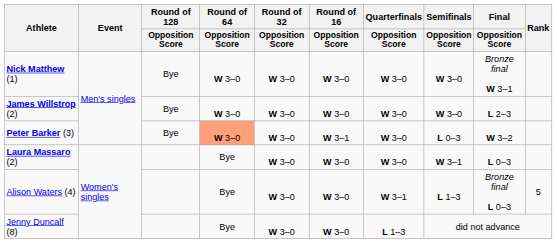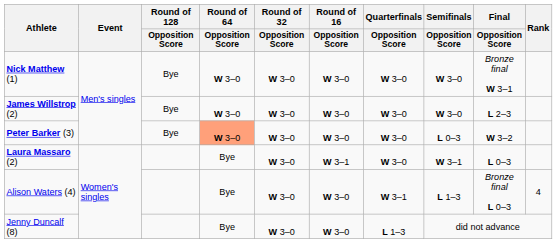(336, 138) W 3–1 -> (336, 138) W 3–0
(336, 163) W 3–0 -> (336, 163) W 3–1
(538, 192) 5 -> (538, 192) 4
